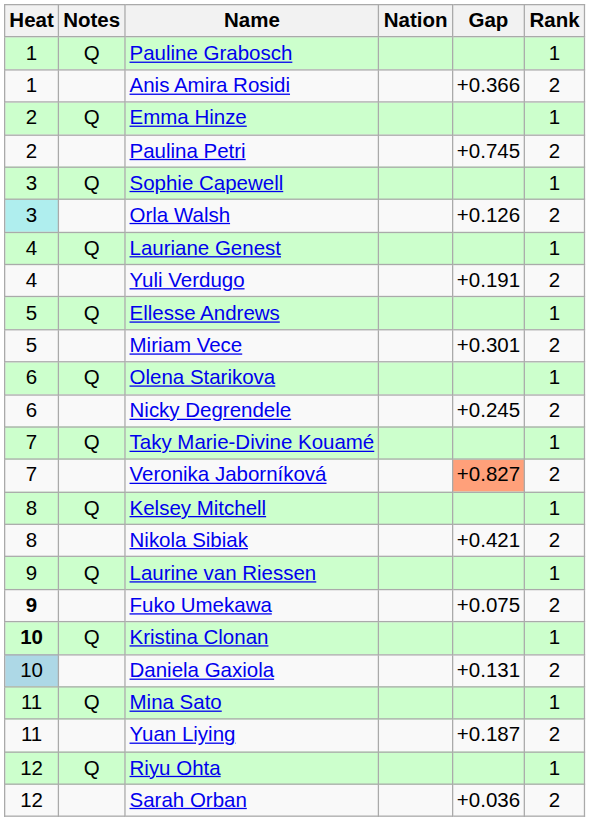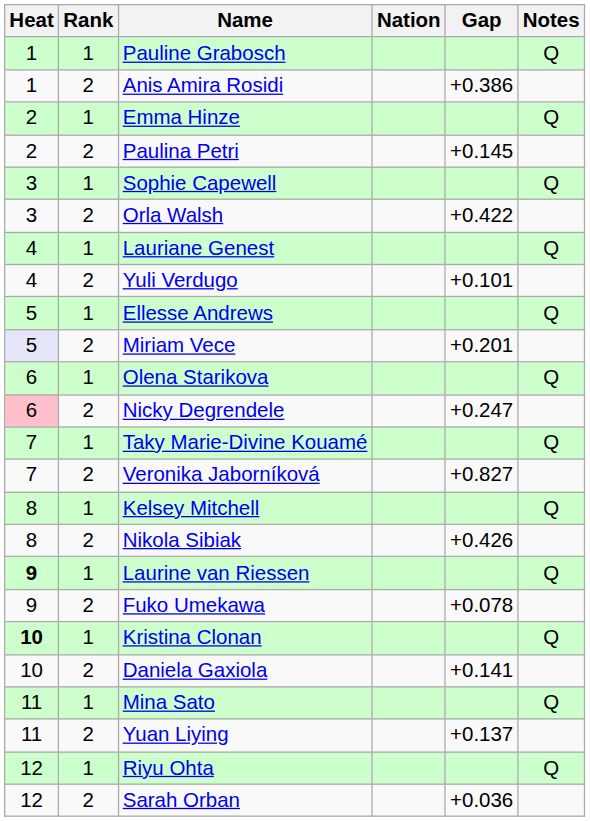columns swapped: (555, 20) <-> (92, 20)
(488, 85) +0.366 -> (482, 85) +0.386
(488, 150) +0.745 -> (482, 150) +0.145
(32, 215) paleturquoise background -> (32, 215) no background
(488, 215) +0.126 -> (482, 215) +0.422
(488, 280) +0.191 -> (482, 280) +0.101
(32, 345) no background -> (32, 345) lavender background
(488, 345) +0.301 -> (482, 345) +0.201
(32, 410) no background -> (32, 410) pink background
(488, 410) +0.245 -> (482, 410) +0.247
(488, 475) lightsalmon background -> (482, 475) no background
(488, 540) +0.421 -> (482, 540) +0.426
(32, 572) normal -> (32, 572) bold
(32, 605) bold -> (32, 605) normal
(488, 605) +0.075 -> (482, 605) +0.078
(32, 670) lightblue background -> (32, 670) no background
(488, 670) +0.131 -> (482, 670) +0.141
(488, 735) +0.187 -> (482, 735) +0.137
